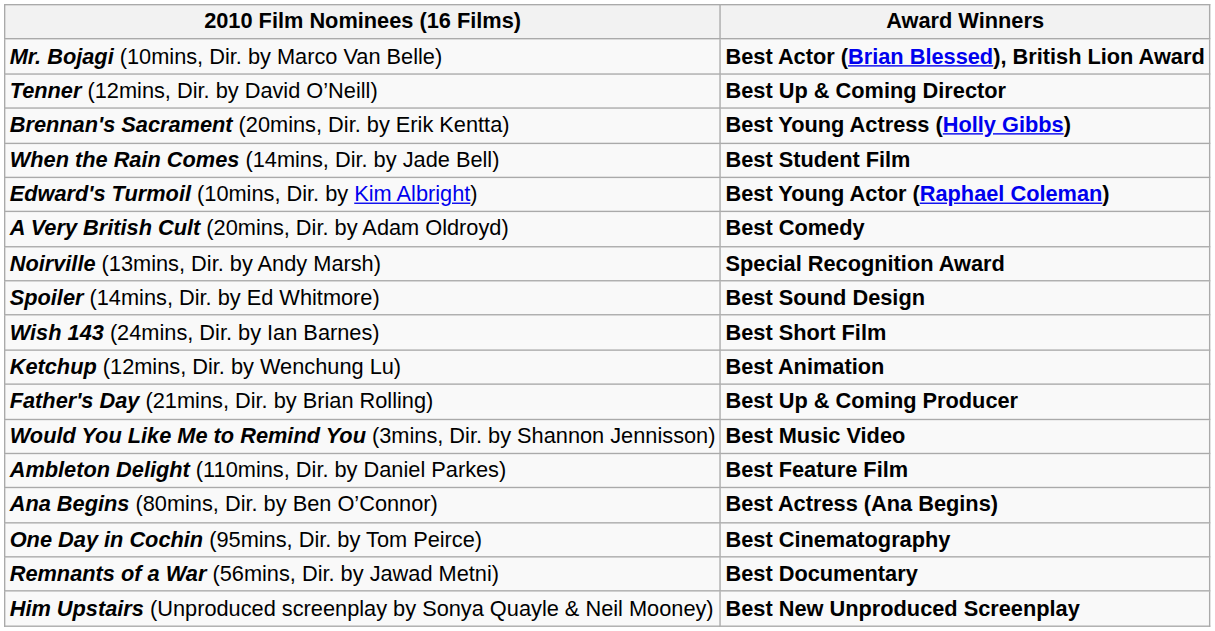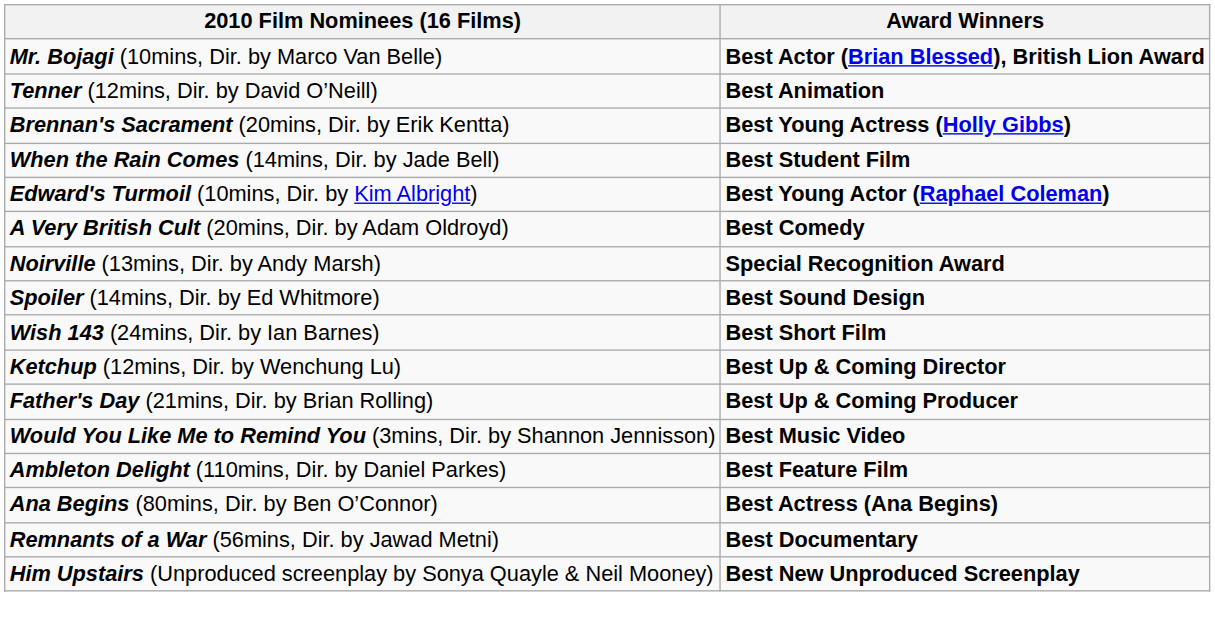(866, 90) Best Up & Coming Director -> (805, 90) Best Animation
(805, 366) Best Animation -> (866, 366) Best Up & Coming Director
- row: (246, 539)
